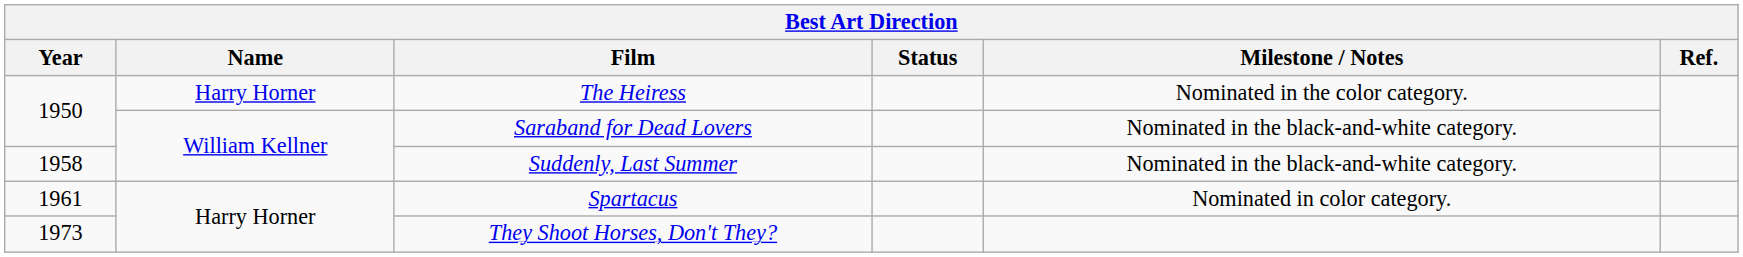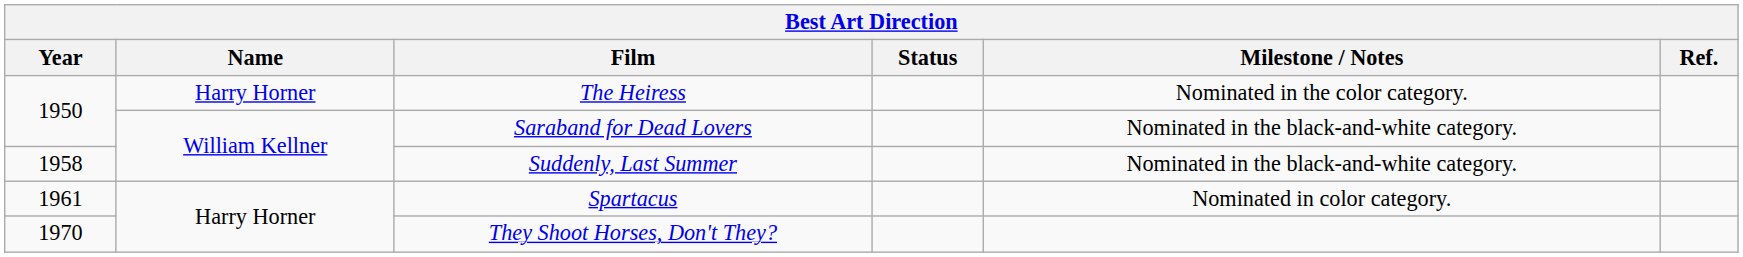(60, 233) 1973 -> (60, 233) 1970
